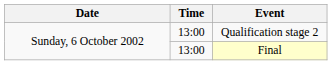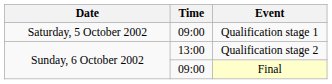+ row: (270, 32)
(191, 50) 13:00 -> (191, 69) 09:00
